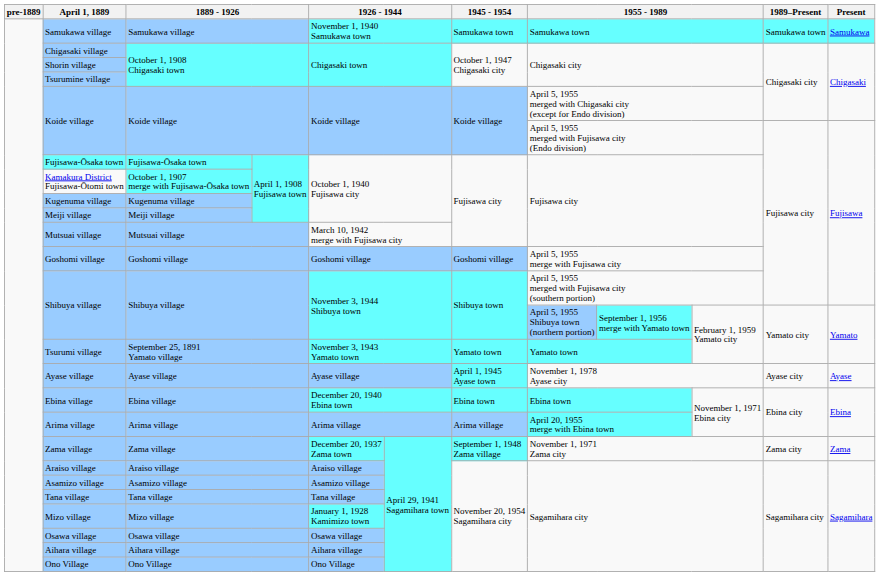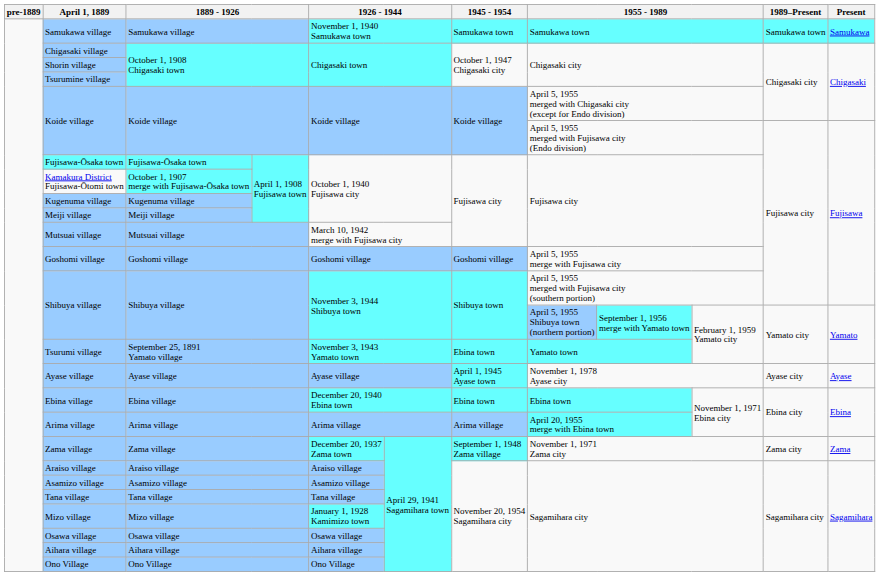(477, 351) Yamato town -> (474, 351) Ebina town
